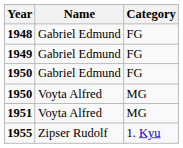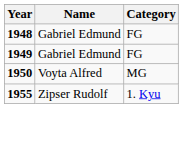- row: (20, 73)
- row: (20, 113)
